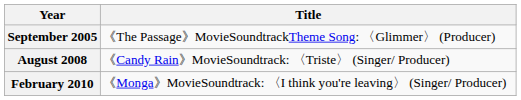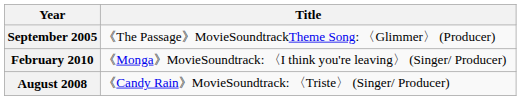rows swapped: (52, 60) <-> (52, 83)
